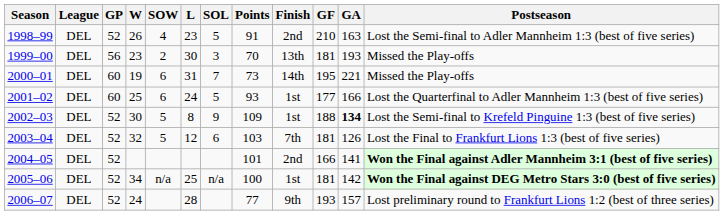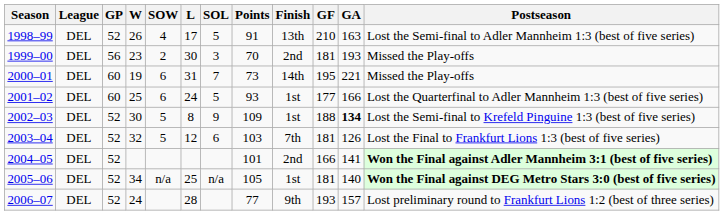(191, 35) 23 -> (191, 35) 17
(293, 35) 2nd -> (293, 35) 13th
(293, 55) 13th -> (293, 55) 2nd
(252, 179) 100 -> (252, 179) 105
(351, 179) 142 -> (351, 179) 140
